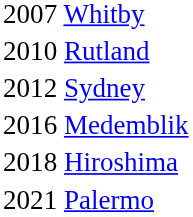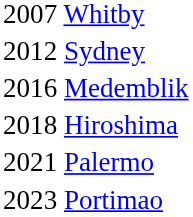- row: (76, 51)
+ row: (83, 199)
